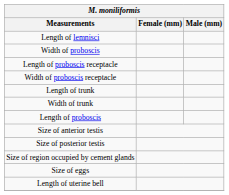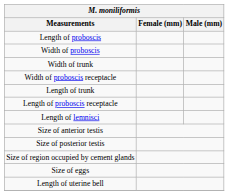rows swapped: (70, 117) <-> (70, 37)
rows swapped: (70, 64) <-> (70, 104)
